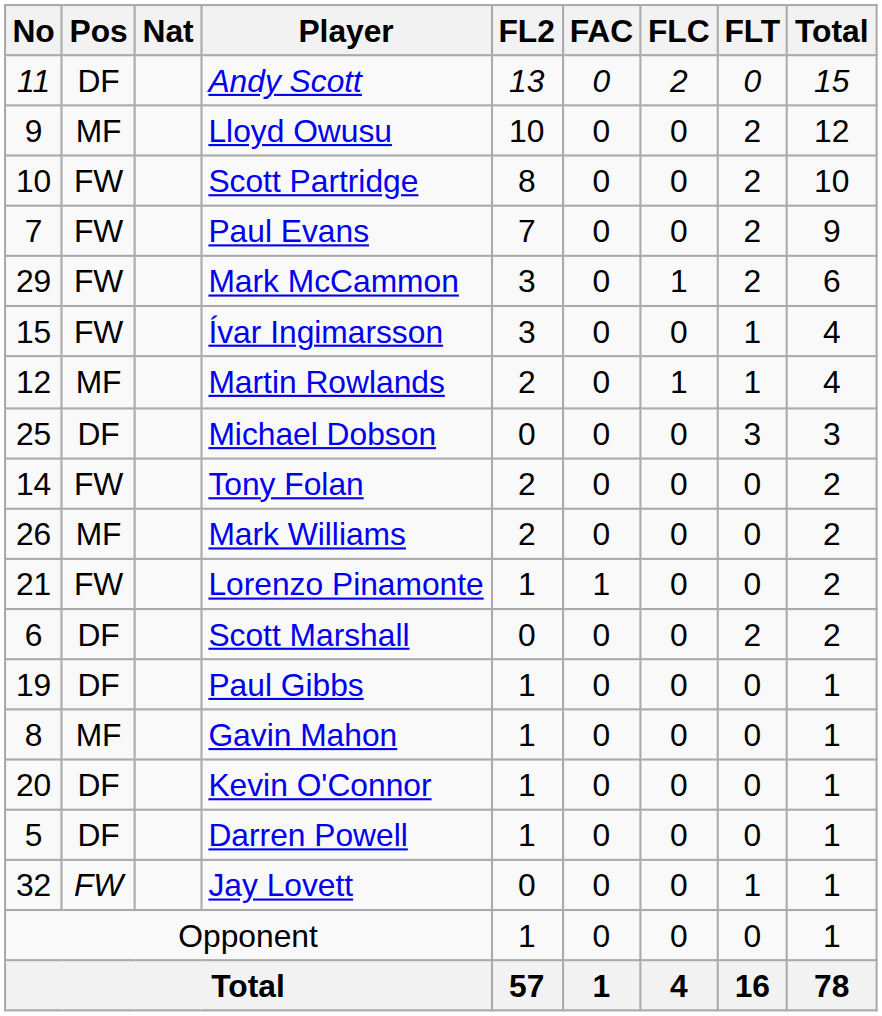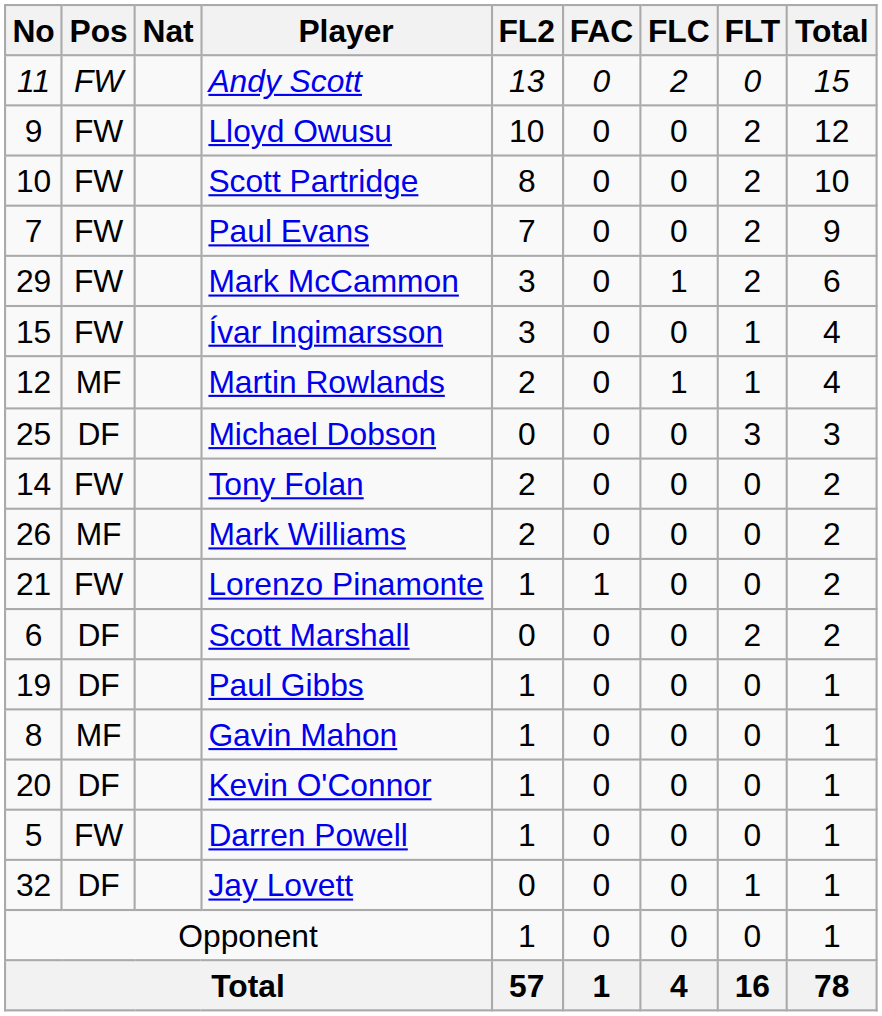(99, 81) DF -> (99, 81) FW
(99, 131) MF -> (99, 131) FW
(99, 835) DF -> (99, 835) FW
(99, 885) FW -> (99, 885) DF
